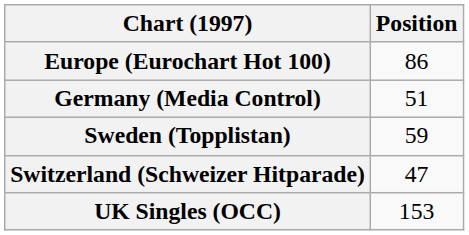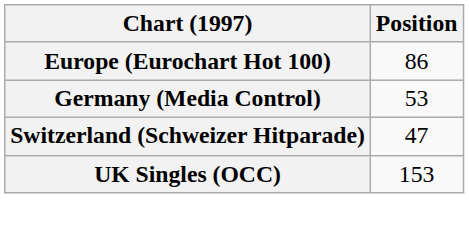(417, 98) 51 -> (417, 98) 53
- row: (188, 135)
